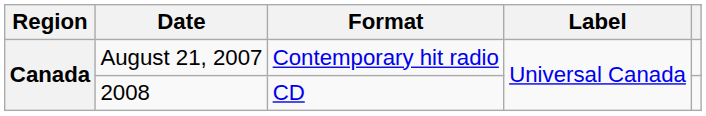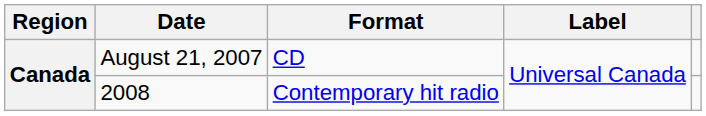(386, 57) Contemporary hit radio -> (289, 57) CD
(289, 92) CD -> (386, 92) Contemporary hit radio
